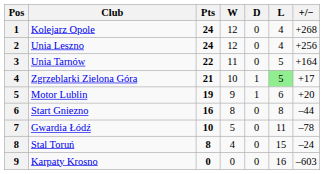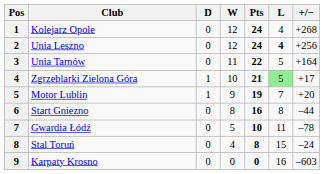columns swapped: (208, 12) <-> (257, 12)
(281, 45) normal -> (281, 45) bold
(281, 95) 6 -> (281, 95) 7
